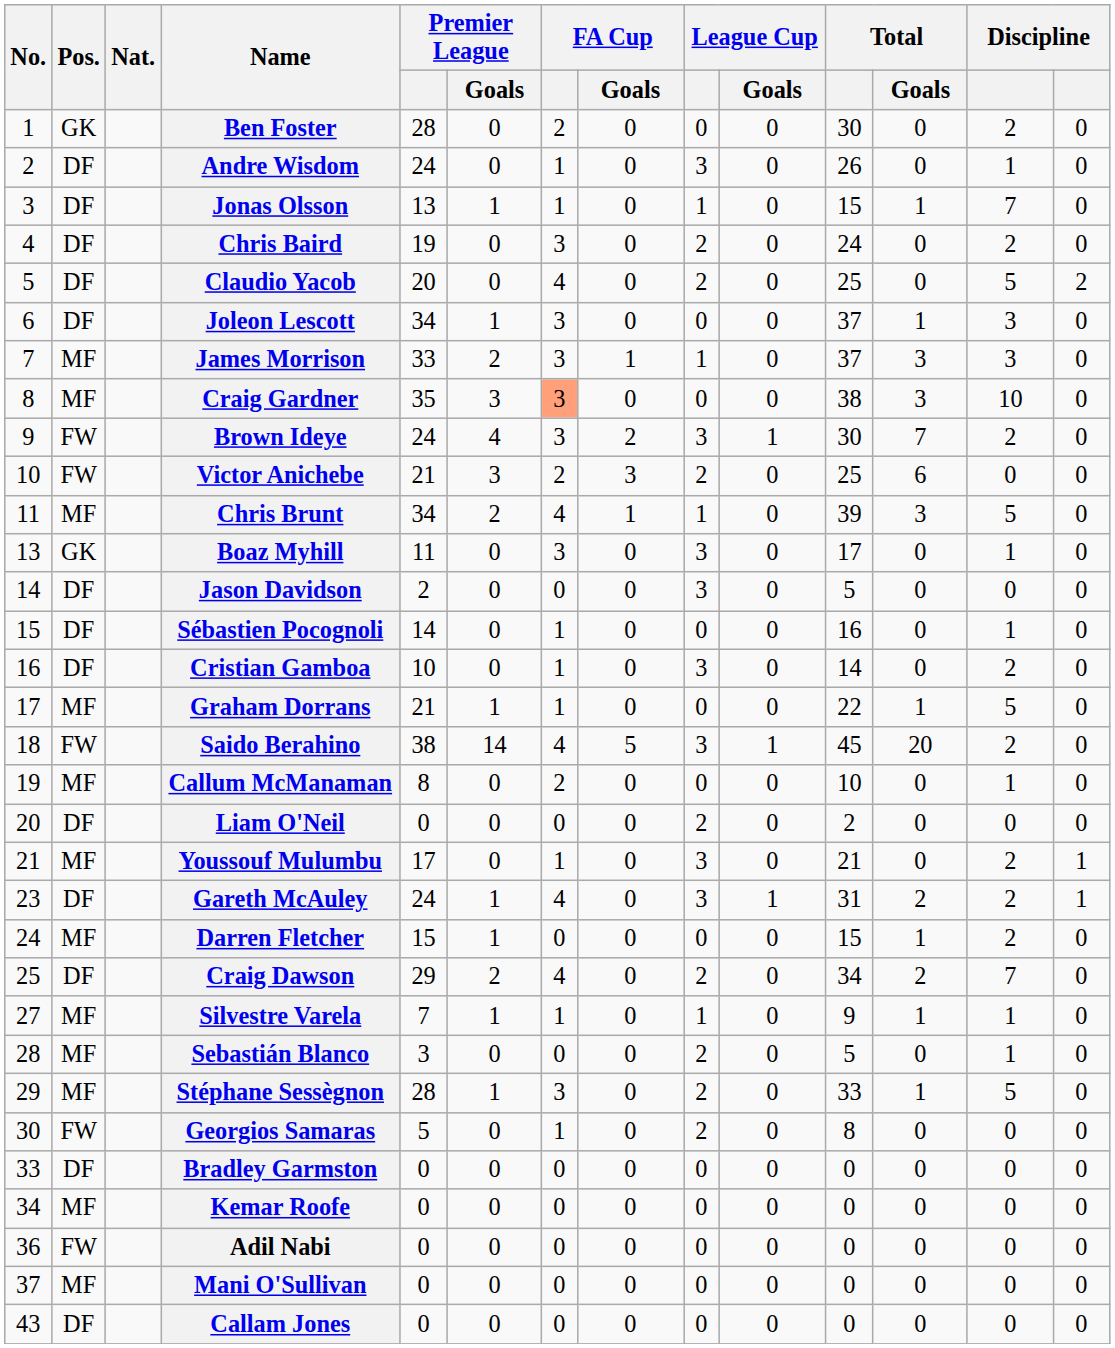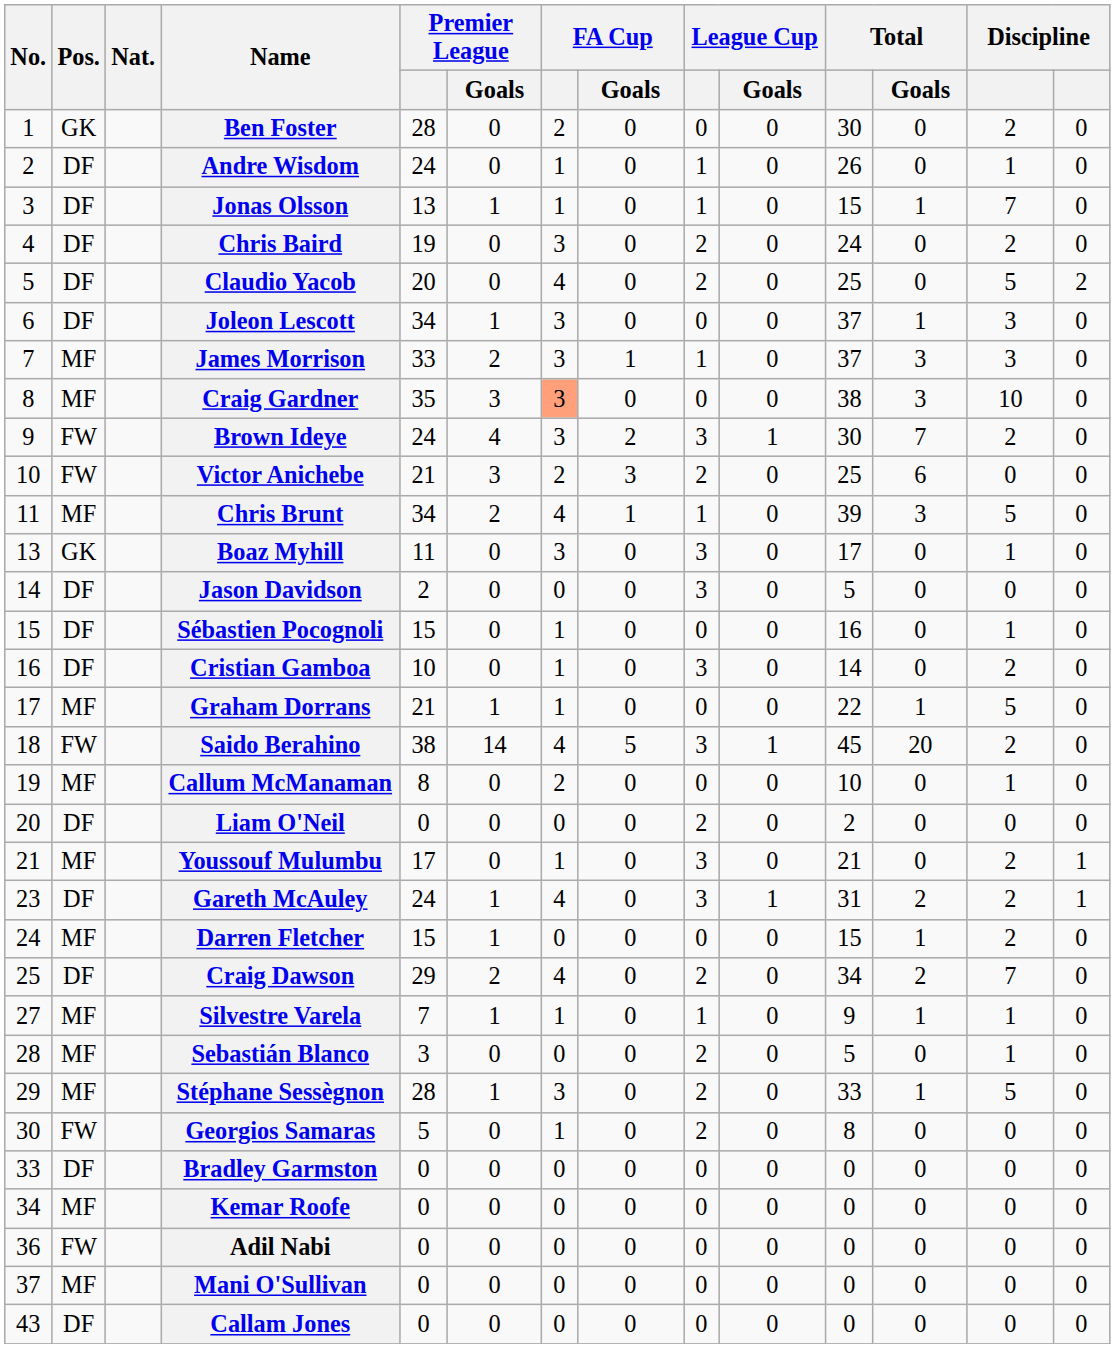(701, 166) 3 -> (701, 166) 1
(424, 629) 14 -> (424, 629) 15
